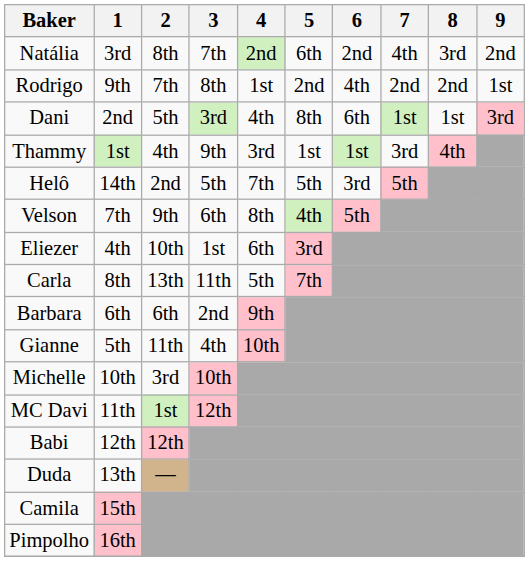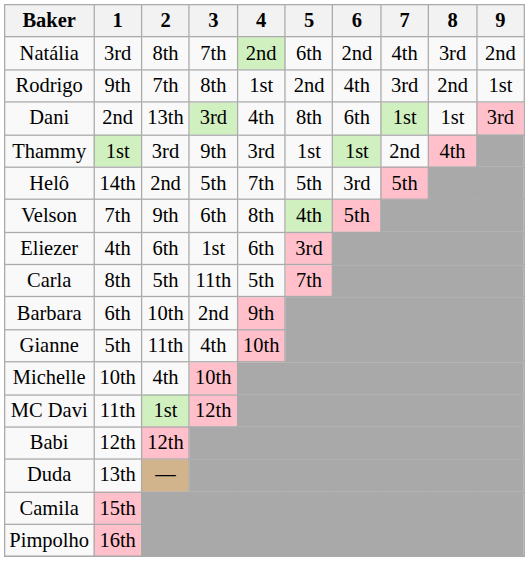(405, 85) 2nd -> (405, 85) 3rd
(165, 118) 5th -> (165, 118) 13th
(165, 150) 4th -> (165, 150) 3rd
(405, 150) 3rd -> (405, 150) 2nd
(165, 248) 10th -> (165, 248) 6th
(165, 280) 13th -> (165, 280) 5th
(165, 313) 6th -> (165, 313) 10th
(165, 378) 3rd -> (165, 378) 4th
